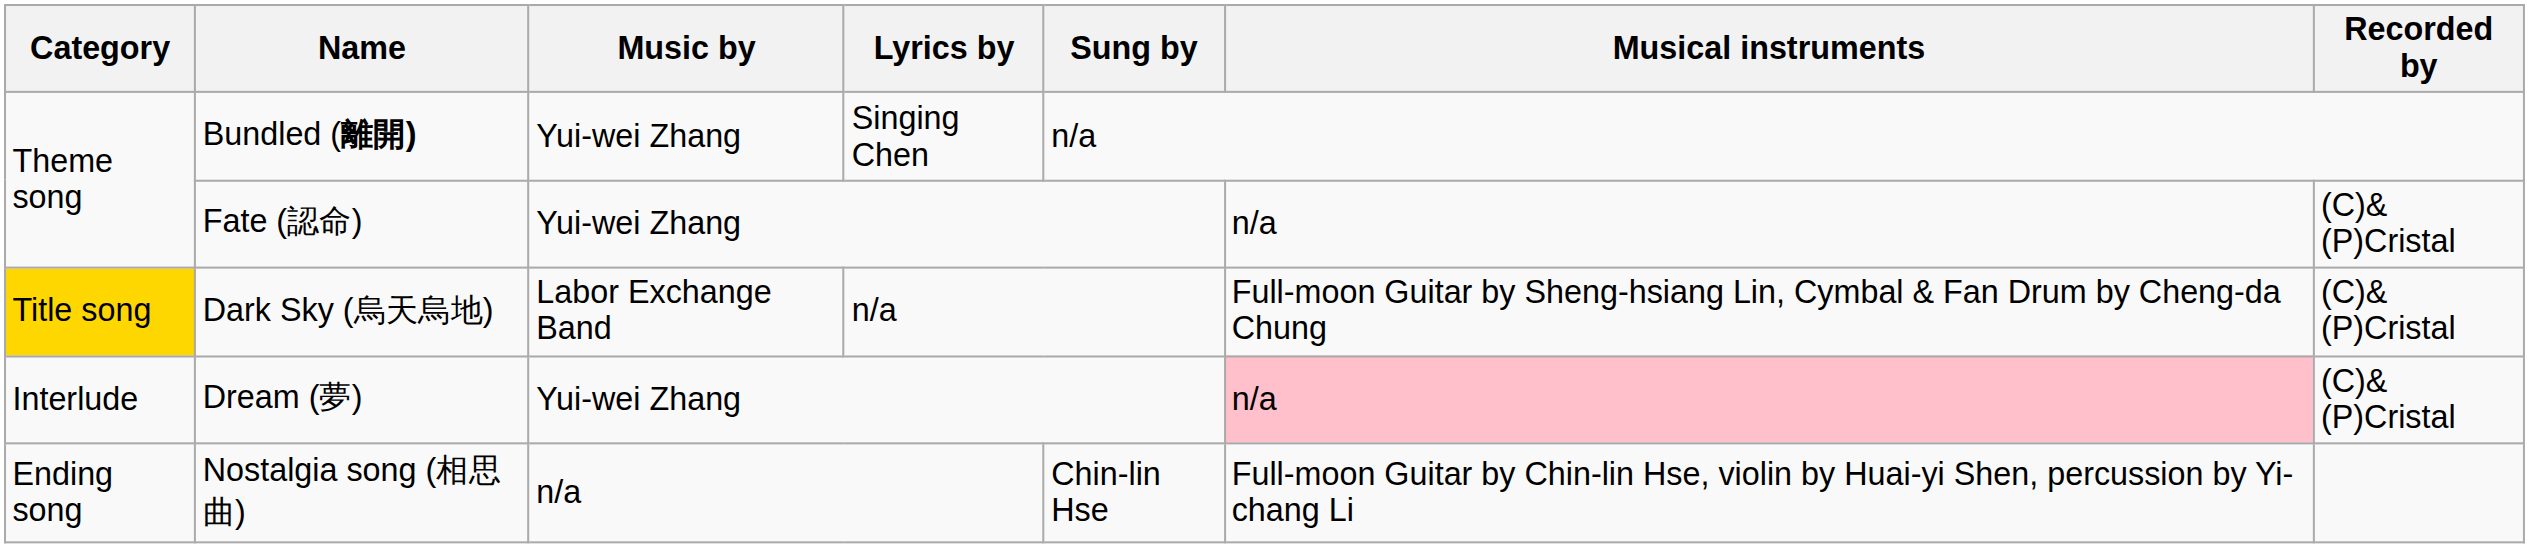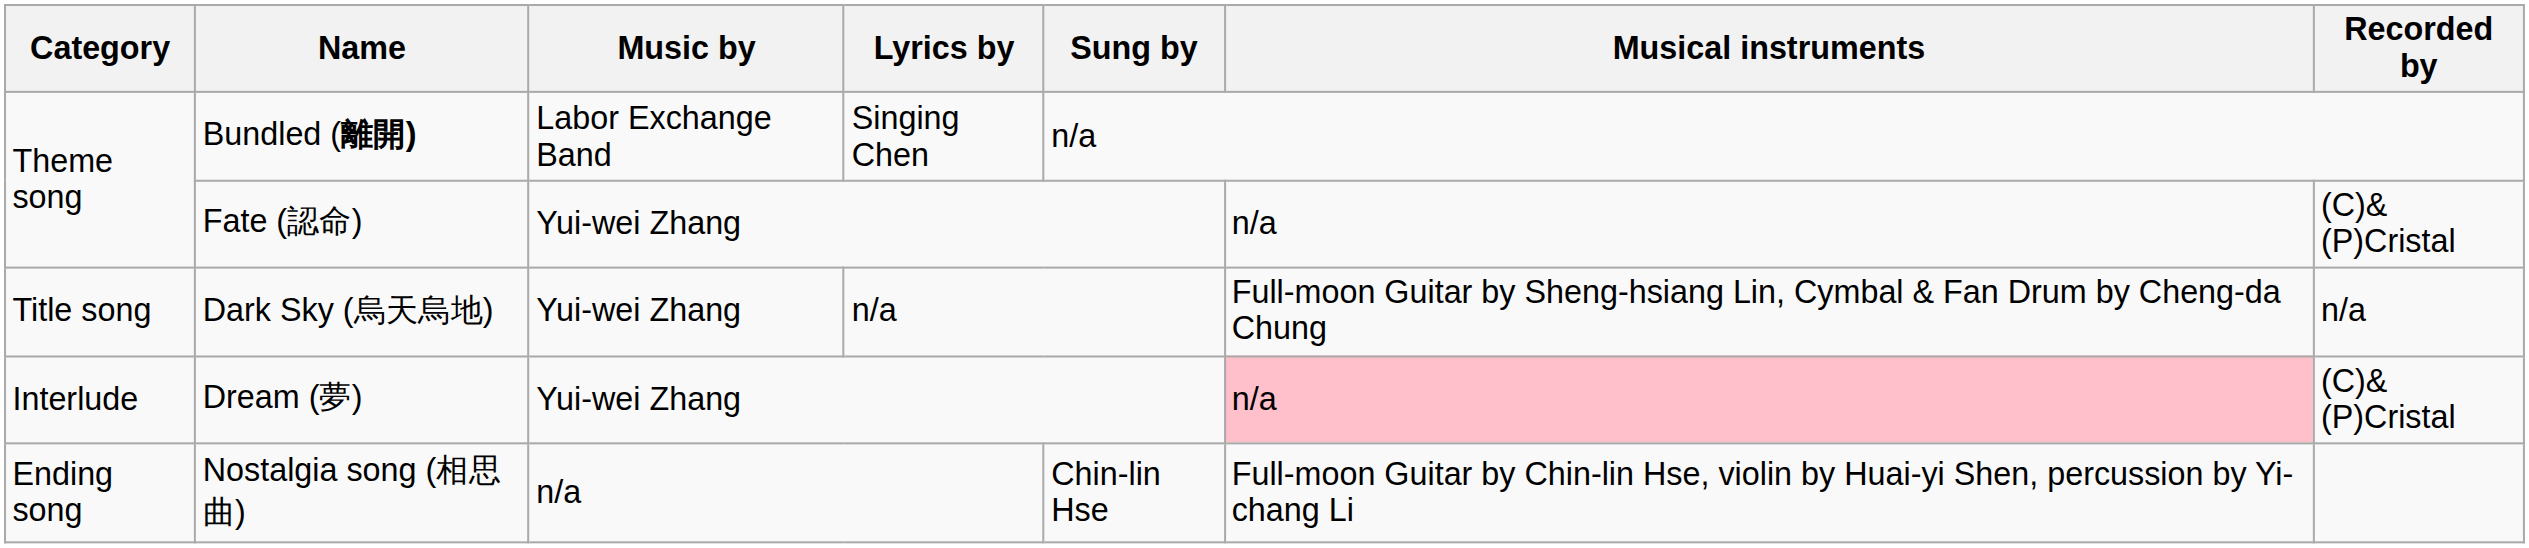(639, 135) Yui-wei Zhang -> (654, 135) Labor Exchange Band
(82, 311) gold background -> (82, 311) no background
(654, 311) Labor Exchange Band -> (639, 311) Yui-wei Zhang
(2388, 311) (C)&(P)Cristal -> (2343, 311) n/a
